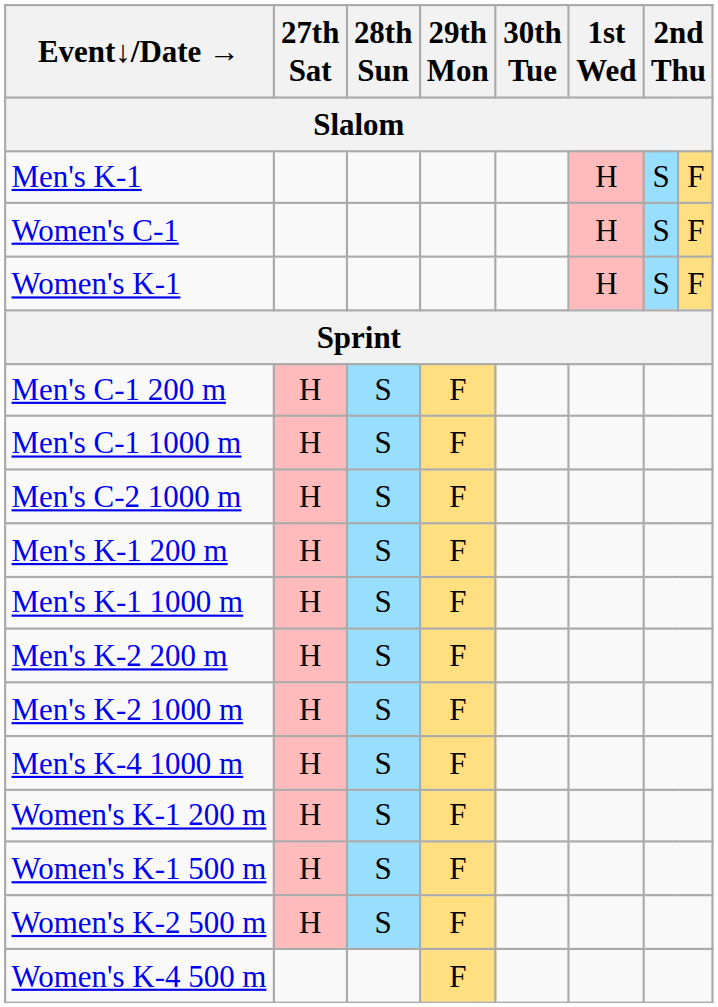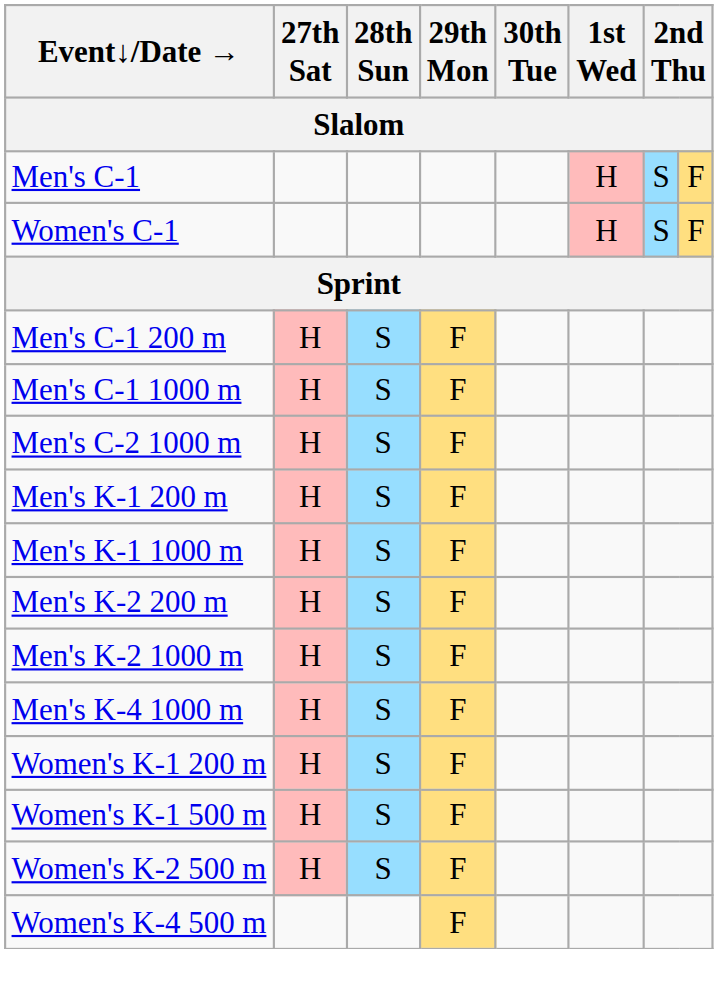+ row: (76, 177)
- row: (77, 177)
- row: (96, 283)
